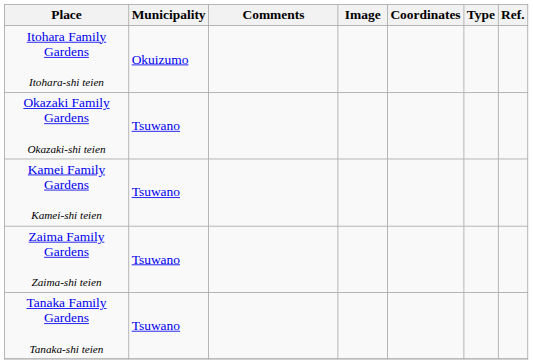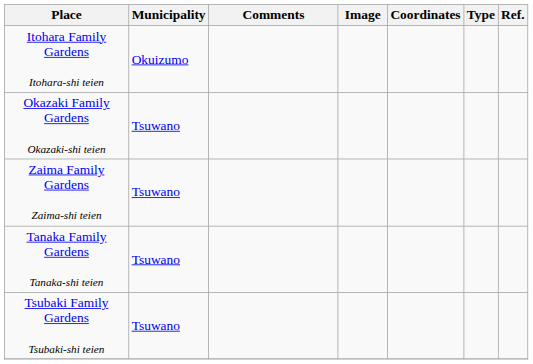- row: (66, 192)
+ row: (66, 325)
